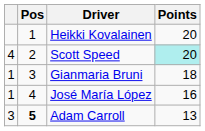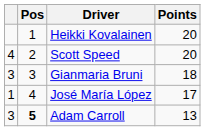(190, 54) paleturquoise background -> (190, 54) no background
(11, 75) 1 -> (11, 75) 3
(190, 95) 16 -> (190, 95) 17
